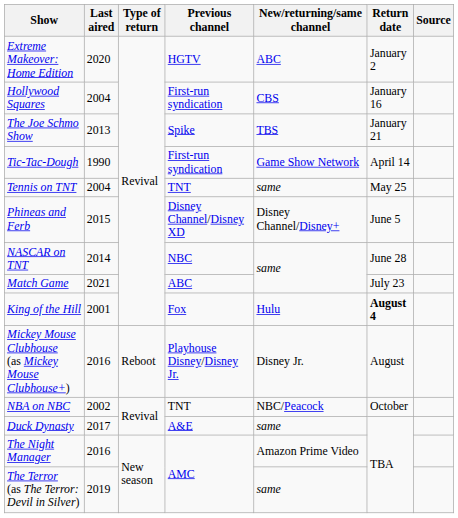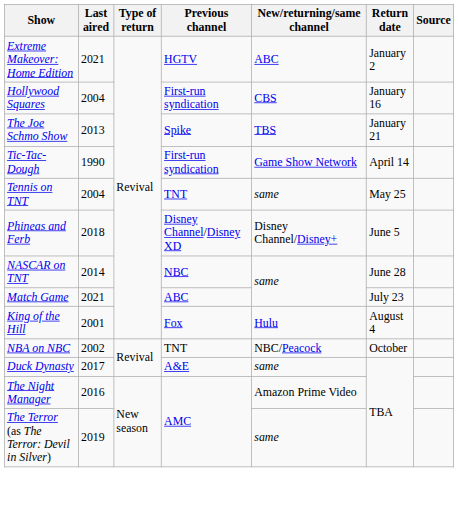(99, 59) 2020 -> (93, 59) 2021
(99, 219) 2015 -> (93, 233) 2018
(388, 309) bold -> (386, 322) normal
- row: (41, 361)
